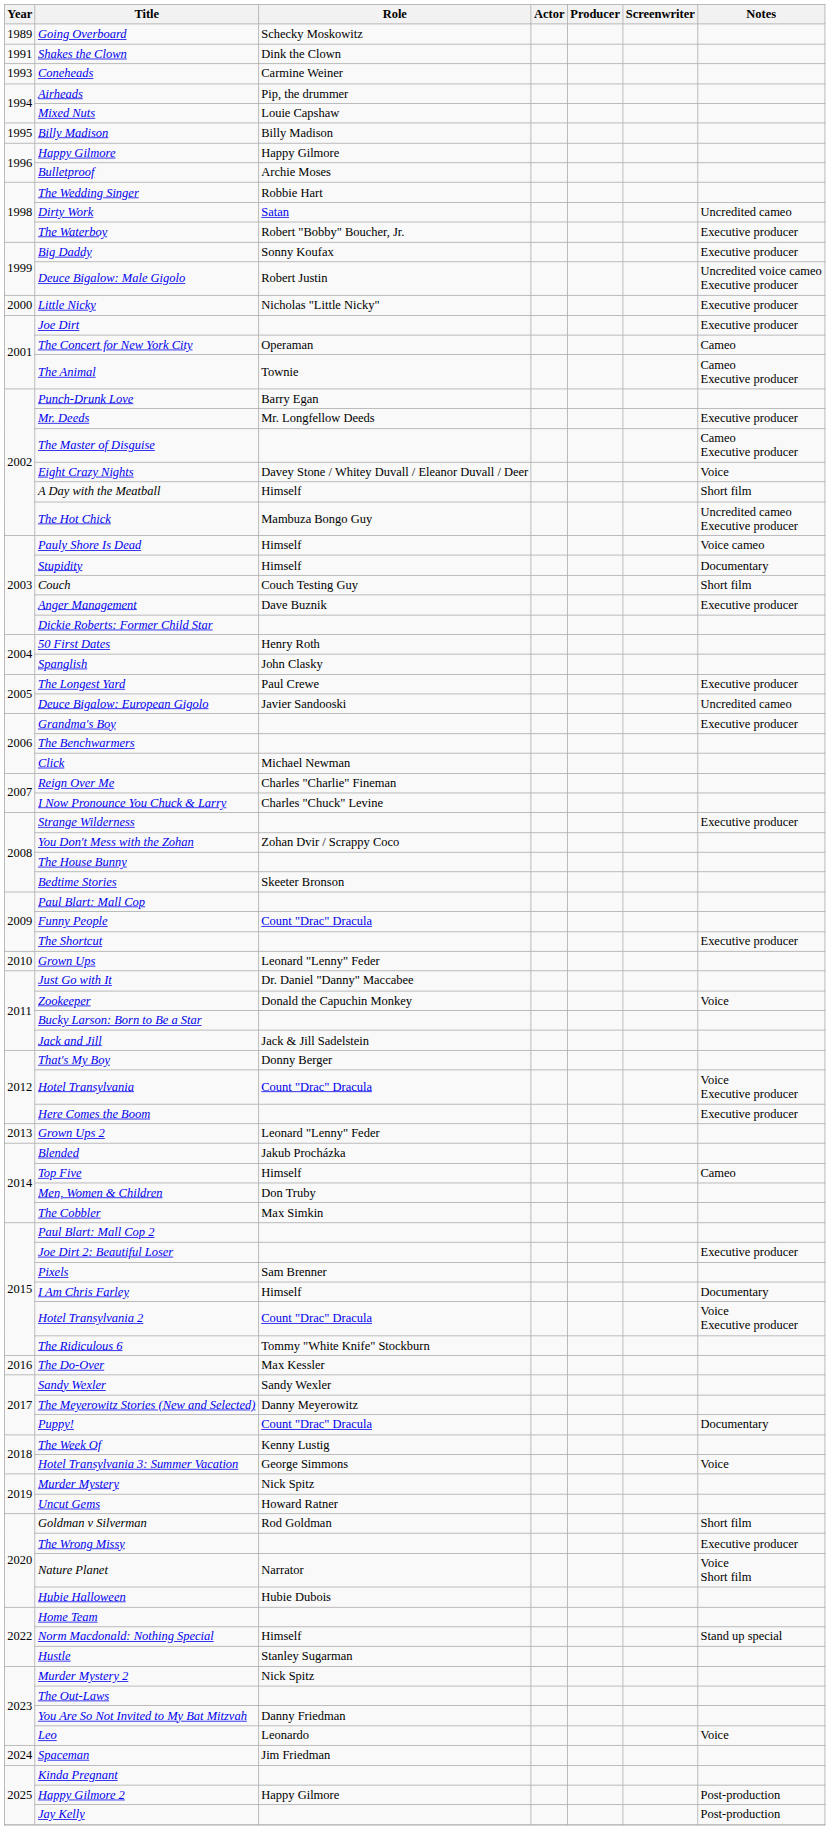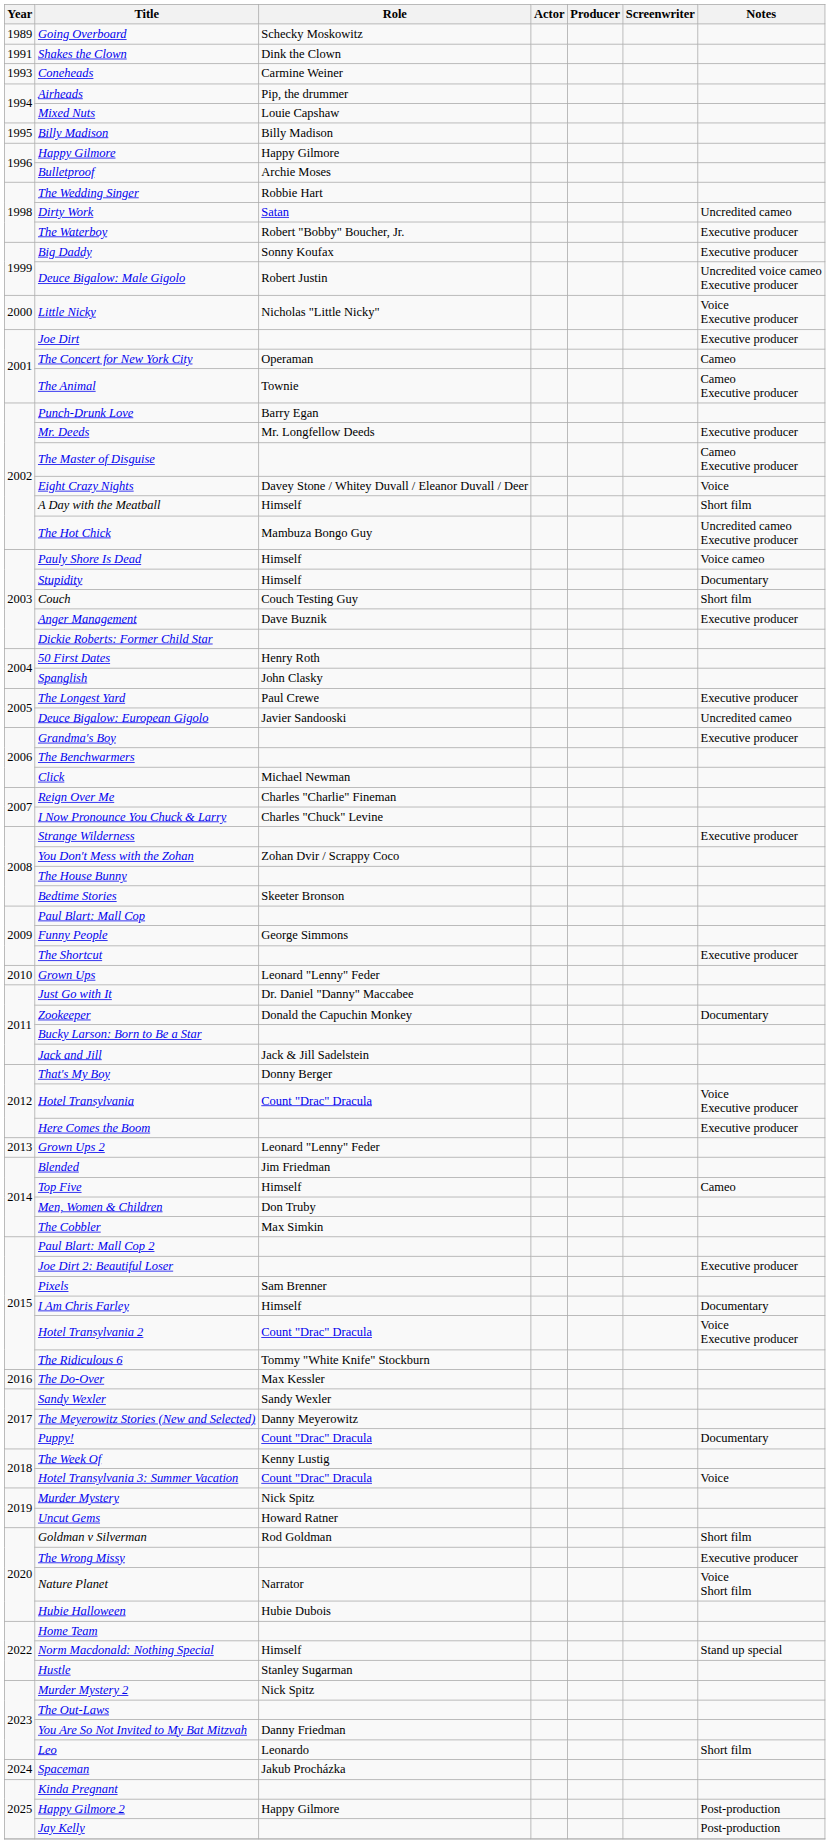(749, 305) Executive producer -> (749, 312) Voice Executive producer
(317, 921) Count "Drac" Dracula -> (305, 935) George Simmons
(715, 1000) Voice -> (734, 1014) Documentary
(303, 1153) Jakub Procházka -> (296, 1167) Jim Friedman
(305, 1464) George Simmons -> (317, 1478) Count "Drac" Dracula
(715, 1735) Voice -> (726, 1749) Short film
(296, 1755) Jim Friedman -> (303, 1769) Jakub Procházka
